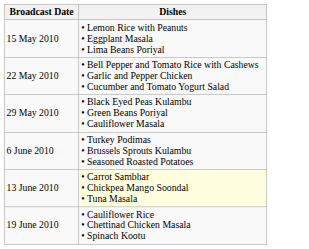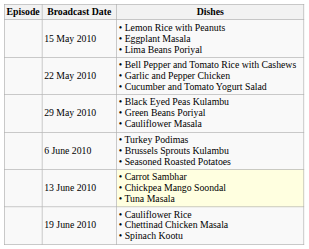+ column: (23, 12)
